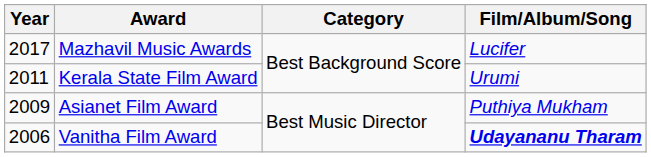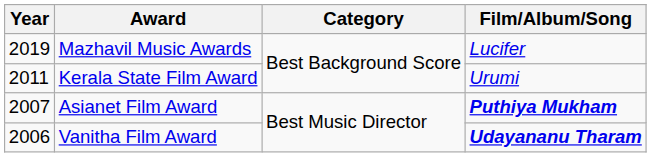(30, 48) 2017 -> (30, 48) 2019
(30, 107) 2009 -> (30, 107) 2007
(539, 107) normal -> (543, 107) bold
